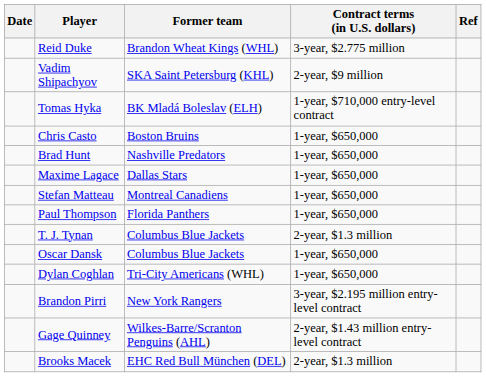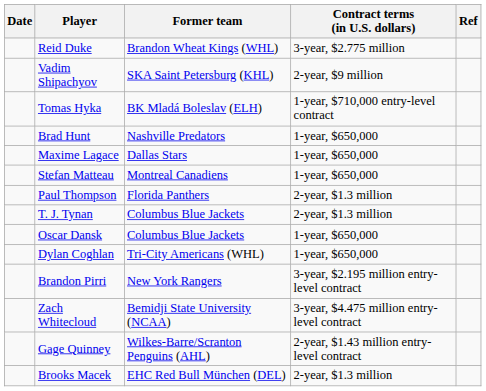- row: (67, 135)
(336, 214) 1-year, $650,000 -> (343, 195) 2-year, $1.3 million
+ row: (67, 315)
